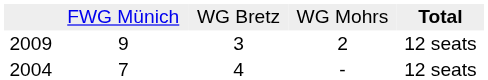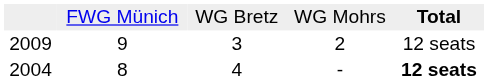(123, 69) 7 -> (122, 69) 8
(440, 69) normal -> (439, 69) bold
